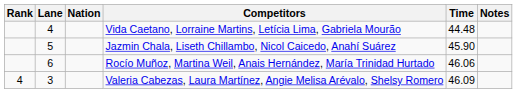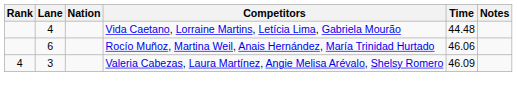- row: (251, 47)
